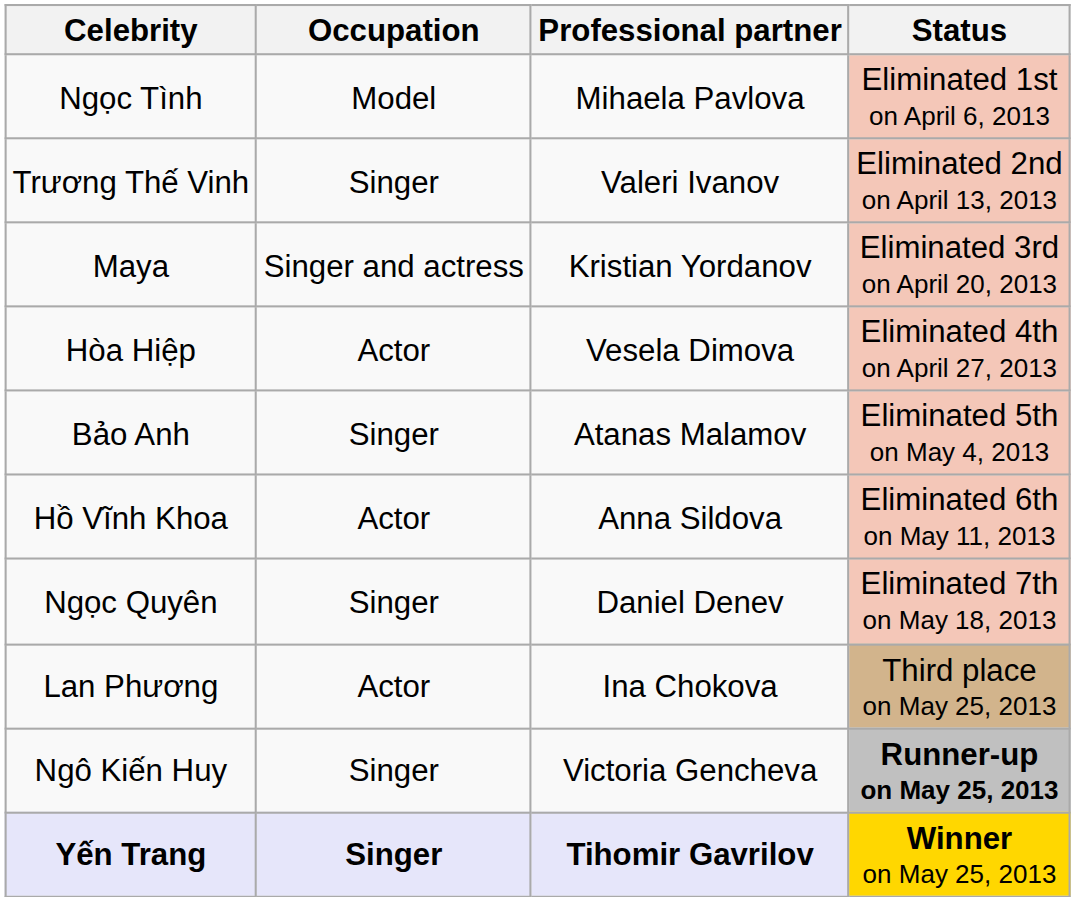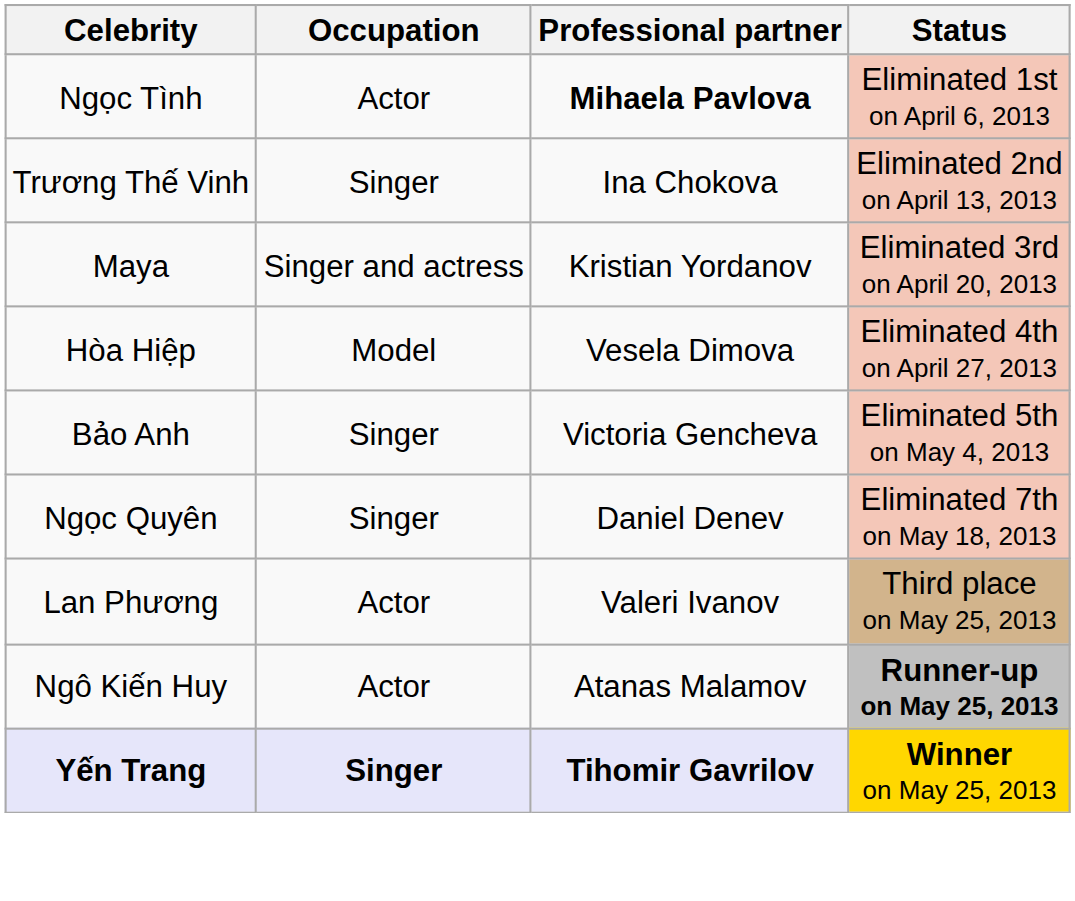(394, 96) Model -> (394, 96) Actor
(690, 96) normal -> (690, 96) bold
(690, 181) Valeri Ivanov -> (690, 181) Ina Chokova
(394, 349) Actor -> (394, 349) Model
(690, 433) Atanas Malamov -> (690, 433) Victoria Gencheva
- row: (131, 517)
(690, 686) Ina Chokova -> (690, 602) Valeri Ivanov
(394, 770) Singer -> (394, 686) Actor
(690, 770) Victoria Gencheva -> (690, 686) Atanas Malamov
